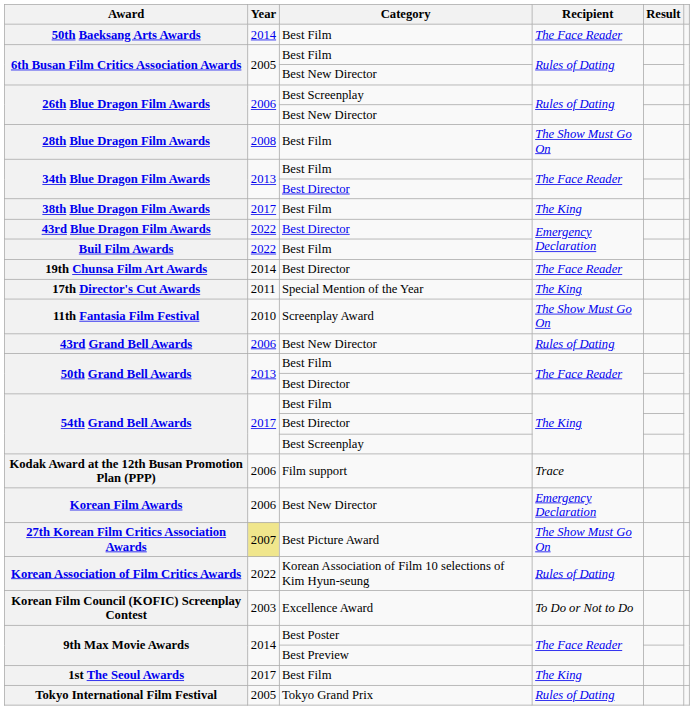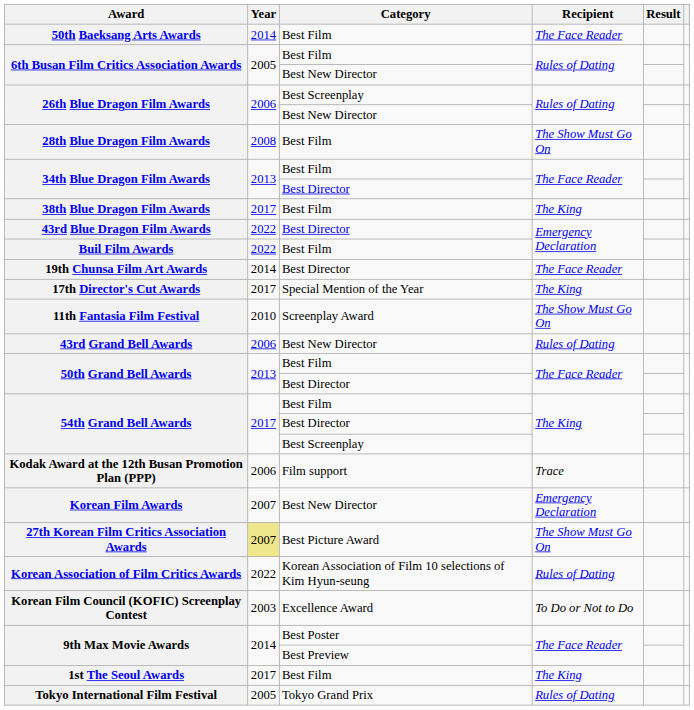(263, 289) 2011 -> (263, 289) 2017
(263, 505) 2006 -> (263, 505) 2007
